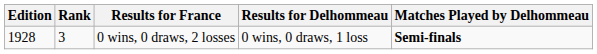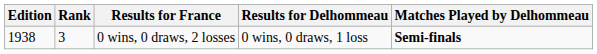(22, 37) 1928 -> (22, 37) 1938
